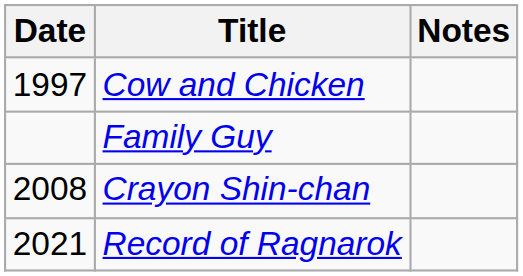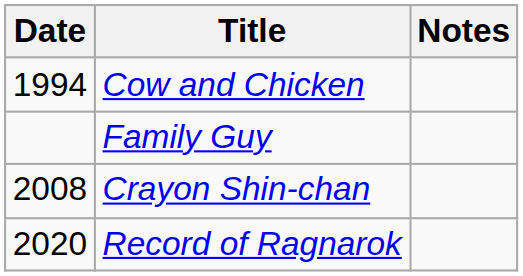(50, 84) 1997 -> (50, 84) 1994
(50, 243) 2021 -> (50, 243) 2020
